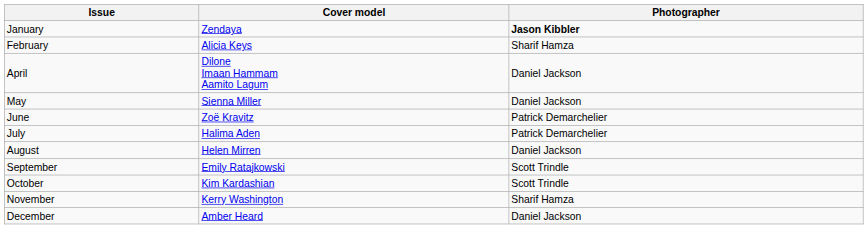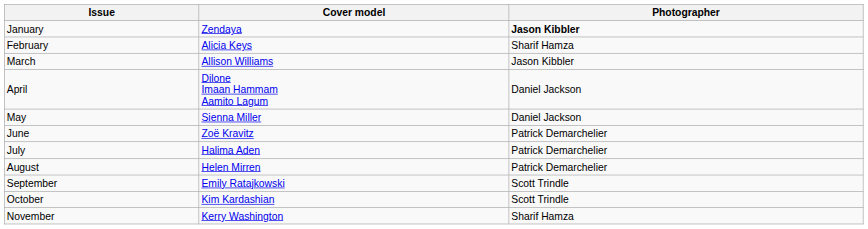+ row: (21, 62)
(546, 150) Daniel Jackson -> (559, 167) Patrick Demarchelier
- row: (31, 216)
